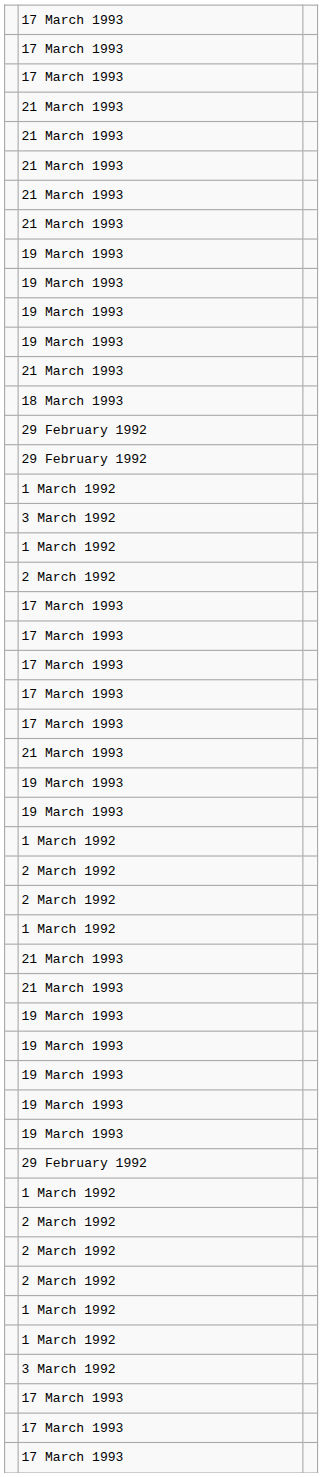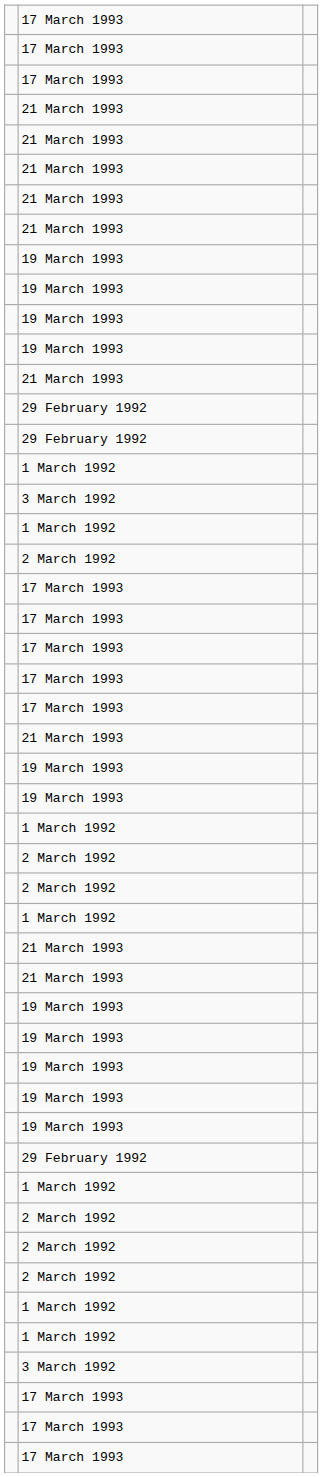- row: (11, 401)
